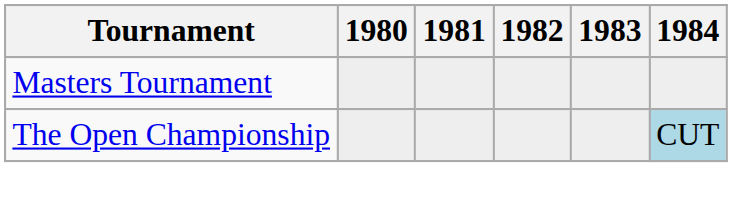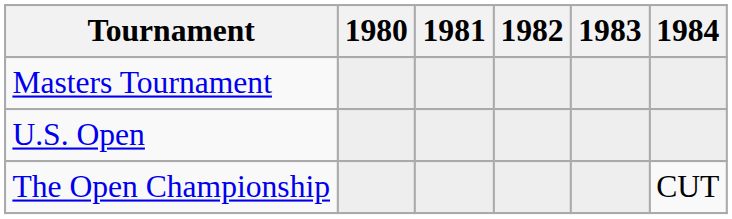+ row: (79, 135)
(688, 135) lightblue background -> (688, 187) no background
